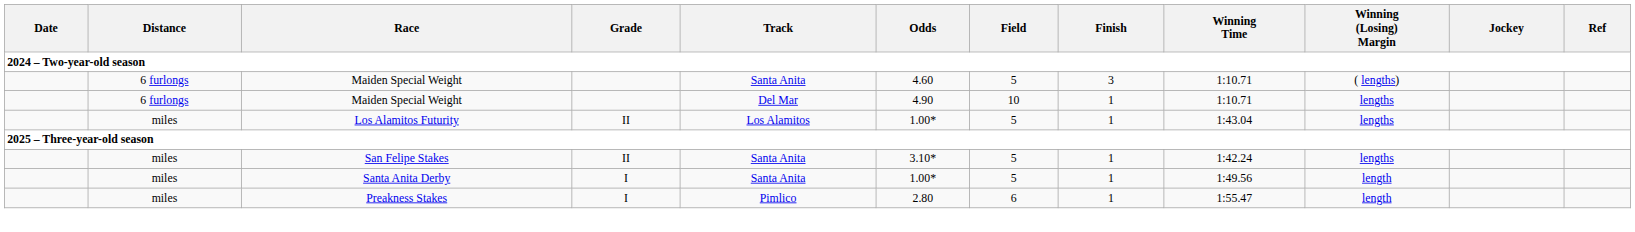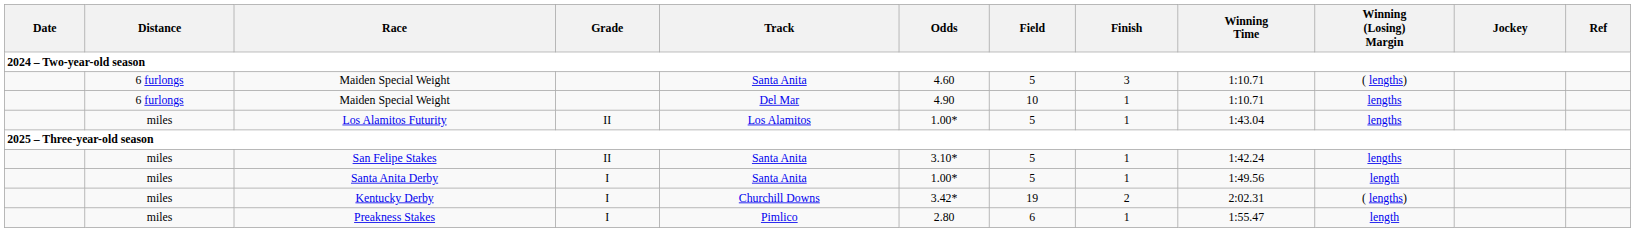+ row: (395, 198)
